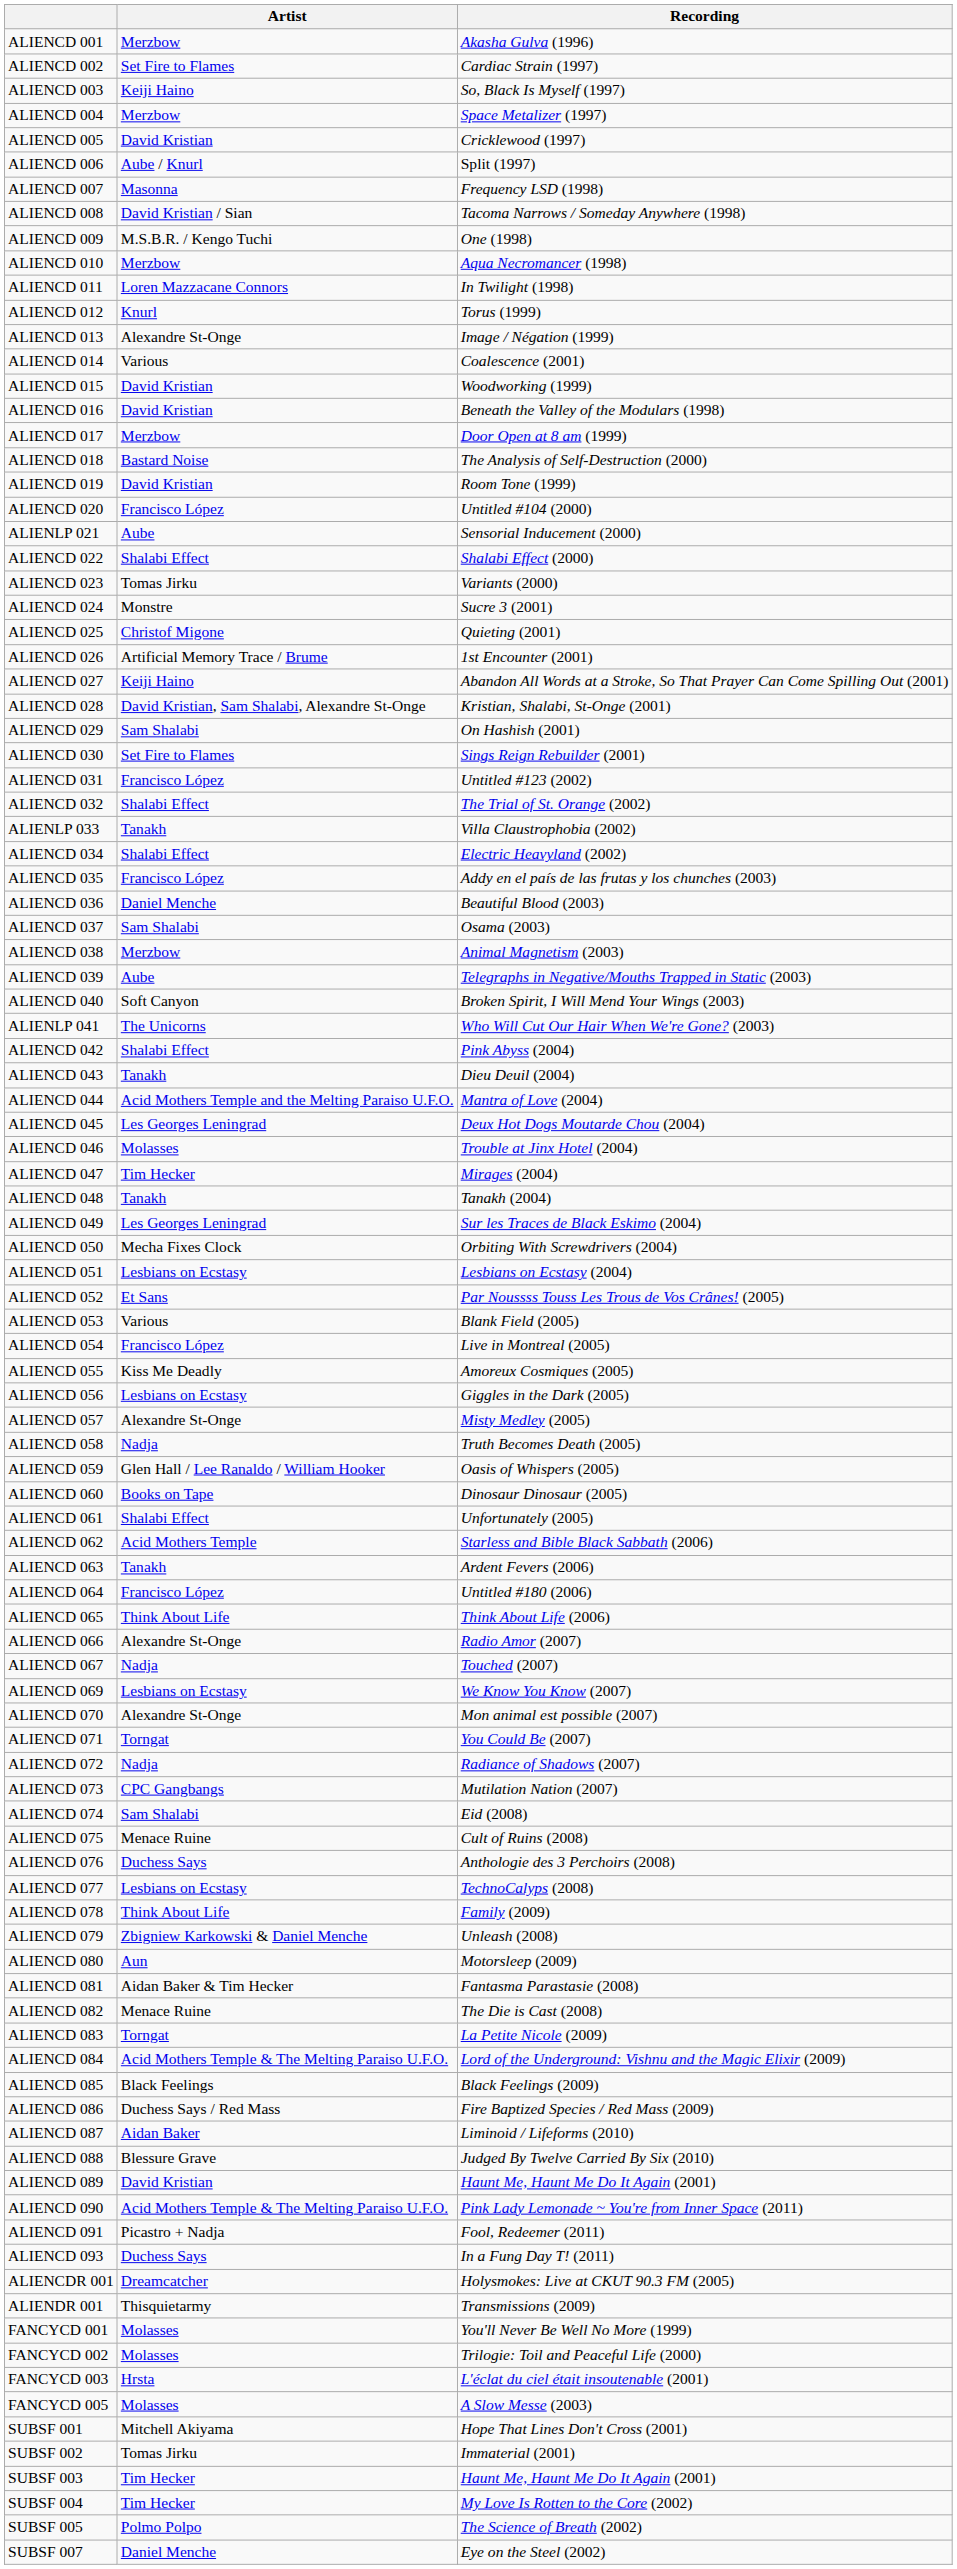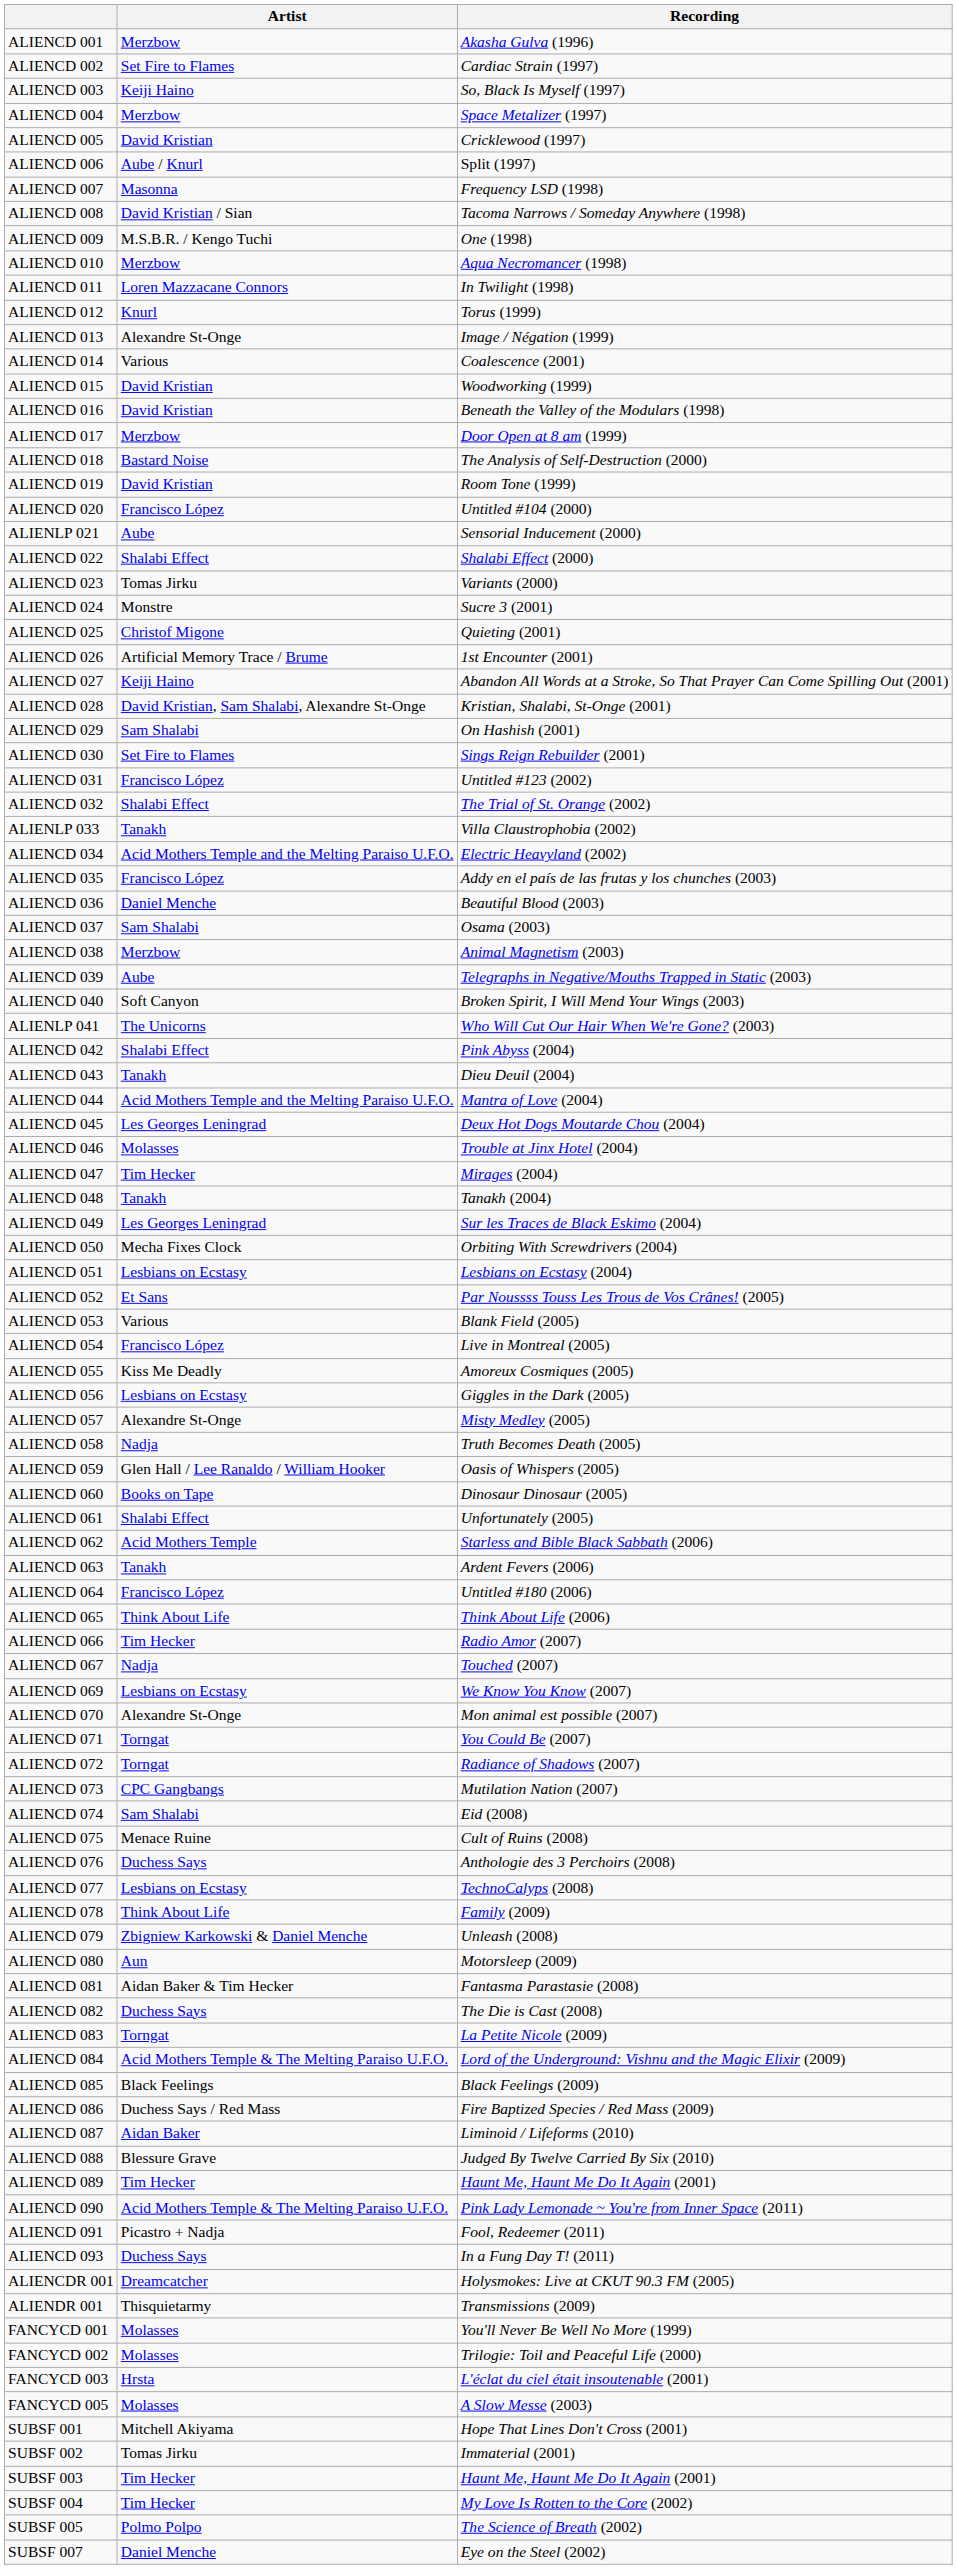(165, 853) Shalabi Effect -> (287, 853) Acid Mothers Temple and the Melting Paraiso U.F.O.
(181, 1641) Alexandre St-Onge -> (158, 1641) Tim Hecker
(139, 1764) Nadja -> (145, 1764) Torngat
(166, 2010) Menace Ruine -> (164, 2010) Duchess Says
(167, 2182) David Kristian -> (158, 2182) Tim Hecker
